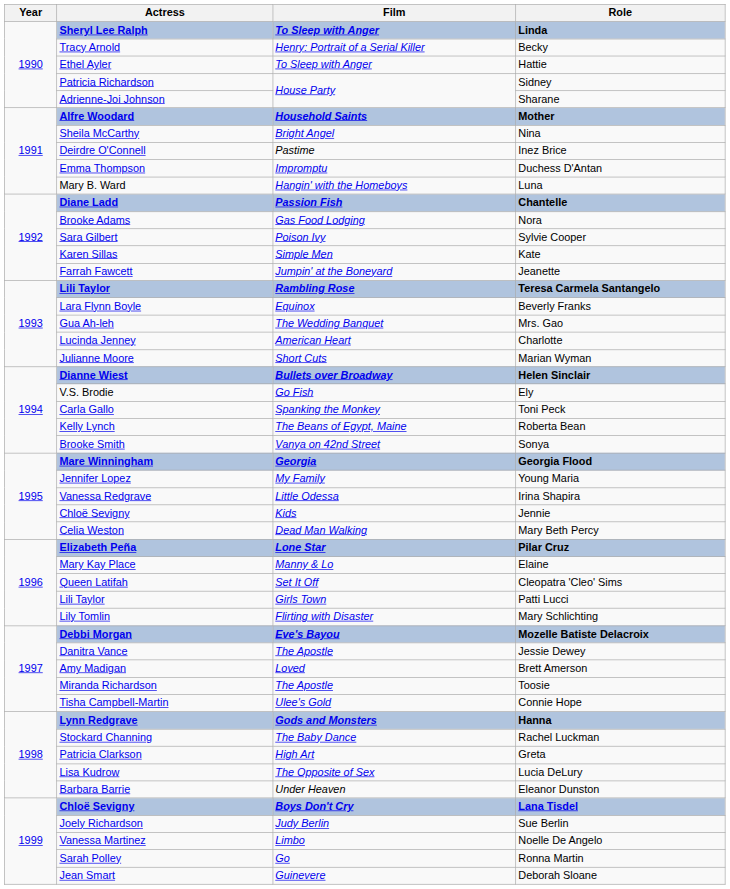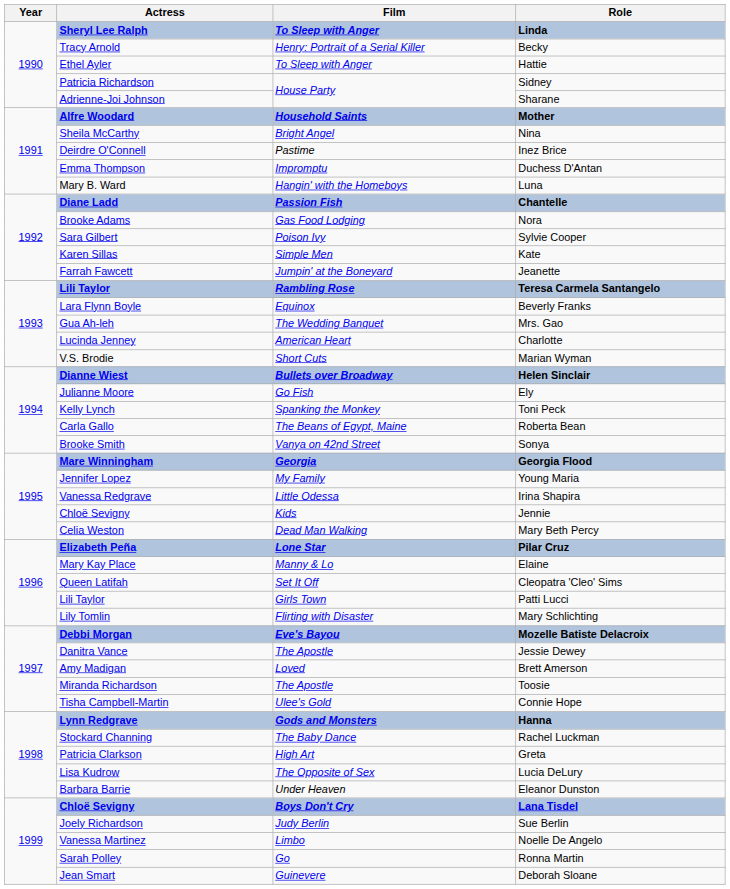(97, 358) Julianne Moore -> (86, 358) V.S. Brodie
(86, 392) V.S. Brodie -> (97, 392) Julianne Moore
(87, 409) Carla Gallo -> (87, 409) Kelly Lynch
(87, 427) Kelly Lynch -> (87, 427) Carla Gallo
